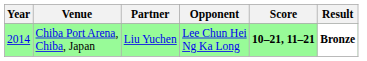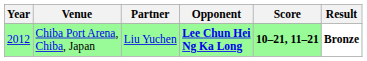(19, 40) 2014 -> (19, 40) 2012
(214, 40) normal -> (216, 40) bold
